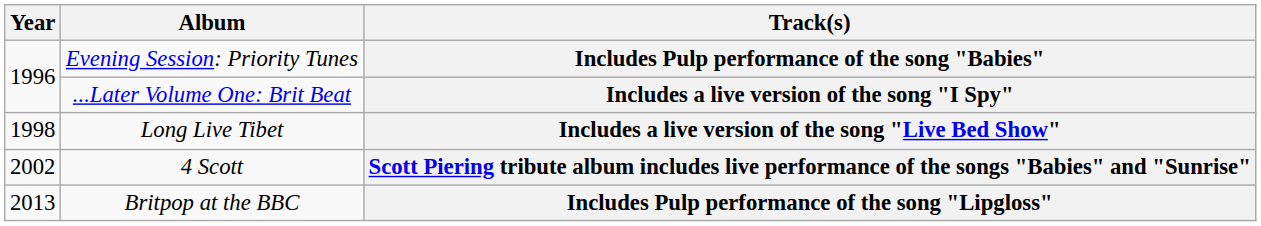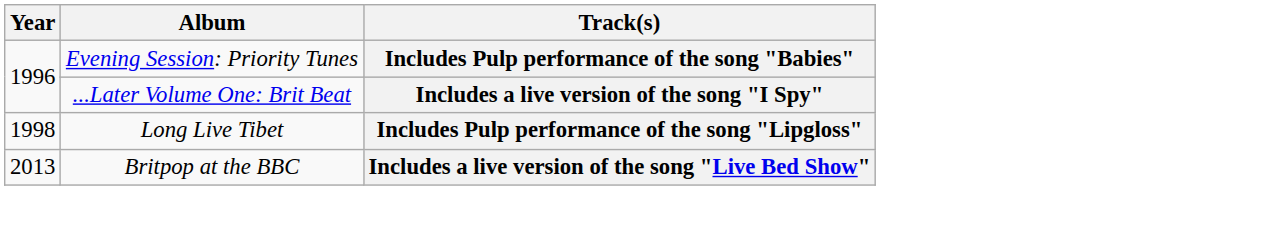(810, 130) Includes a live version of the song "Live Bed Show" -> (619, 130) Includes Pulp performance of the song "Lipgloss"
- row: (212, 166)
(810, 202) Includes Pulp performance of the song "Lipgloss" -> (619, 166) Includes a live version of the song "Live Bed Show"
